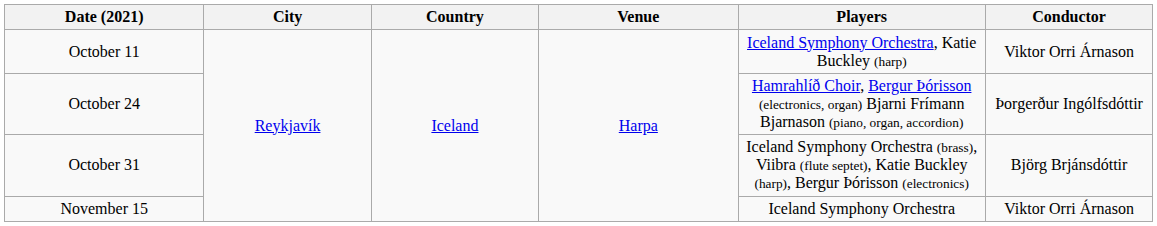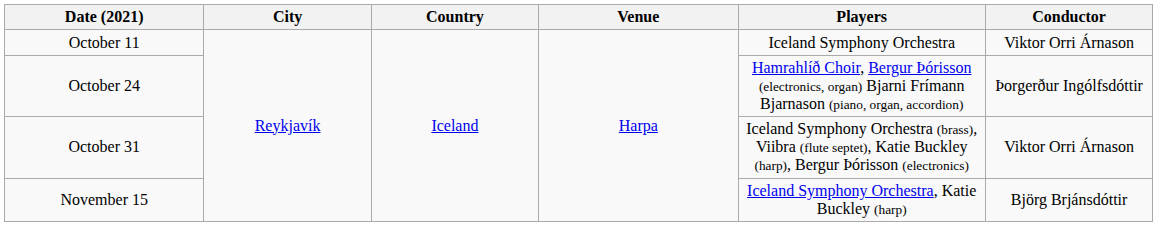(862, 51) Iceland Symphony Orchestra, Katie Buckley (harp) -> (862, 42) Iceland Symphony Orchestra
(1069, 165) Björg Brjánsdóttir -> (1069, 147) Viktor Orri Árnason
(862, 208) Iceland Symphony Orchestra -> (862, 199) Iceland Symphony Orchestra, Katie Buckley (harp)
(1069, 208) Viktor Orri Árnason -> (1069, 199) Björg Brjánsdóttir
